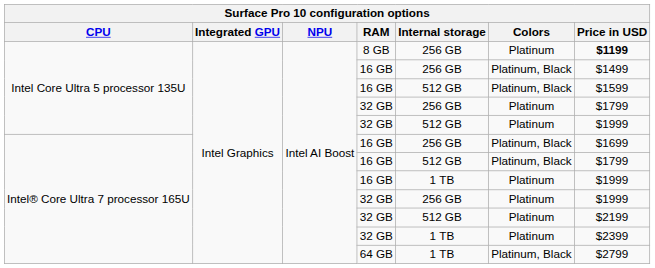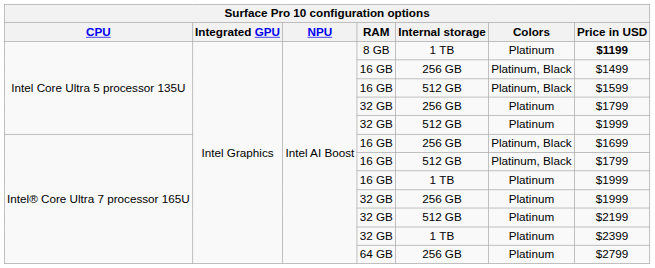(442, 50) 256 GB -> (442, 50) 1 TB
(442, 254) 1 TB -> (442, 254) 256 GB
(531, 254) Platinum, Black -> (531, 254) Platinum
